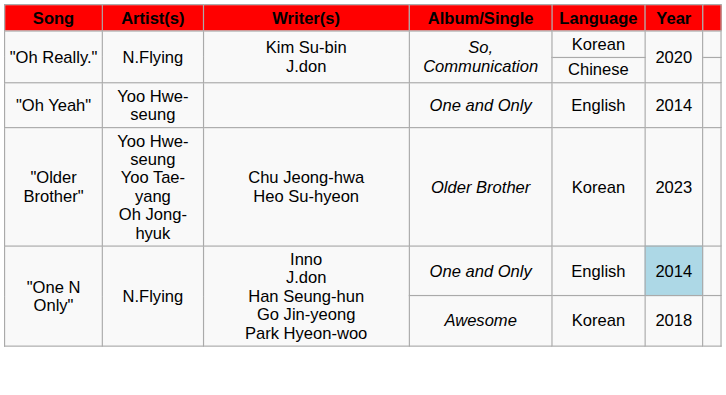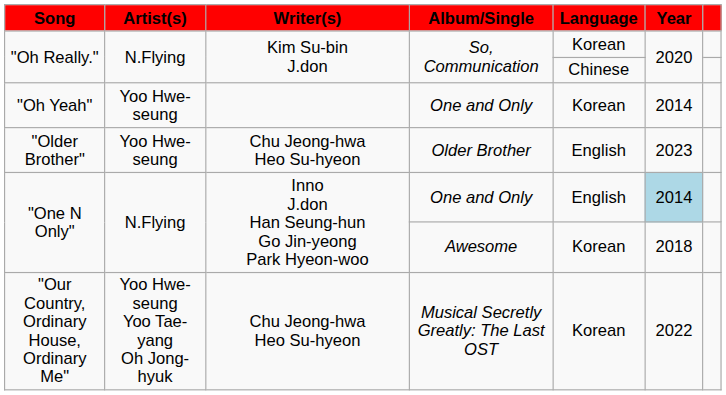(598, 105) English -> (599, 105) Korean
(153, 187) Yoo Hwe-seung Yoo Tae-yang Oh Jong-hyuk -> (155, 150) Yoo Hwe-seung
(598, 187) Korean -> (599, 150) English
+ row: (55, 331)
